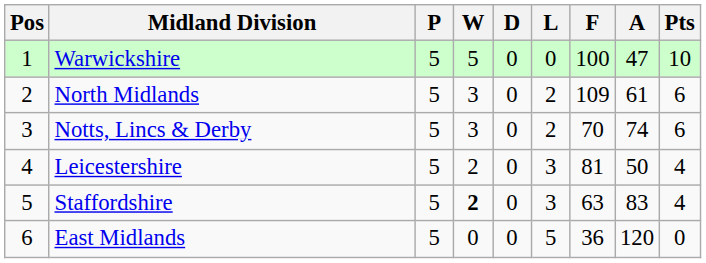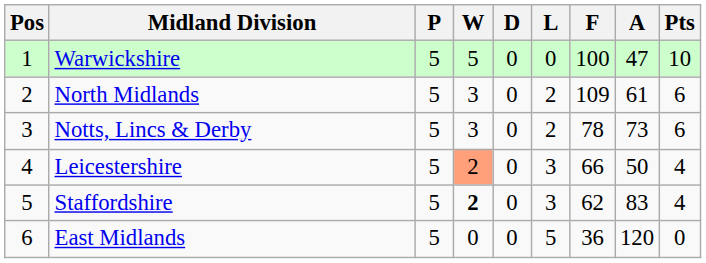(593, 130) 70 -> (593, 130) 78
(637, 130) 74 -> (637, 130) 73
(473, 166) no background -> (473, 166) lightsalmon background
(593, 166) 81 -> (593, 166) 66
(593, 202) 63 -> (593, 202) 62
